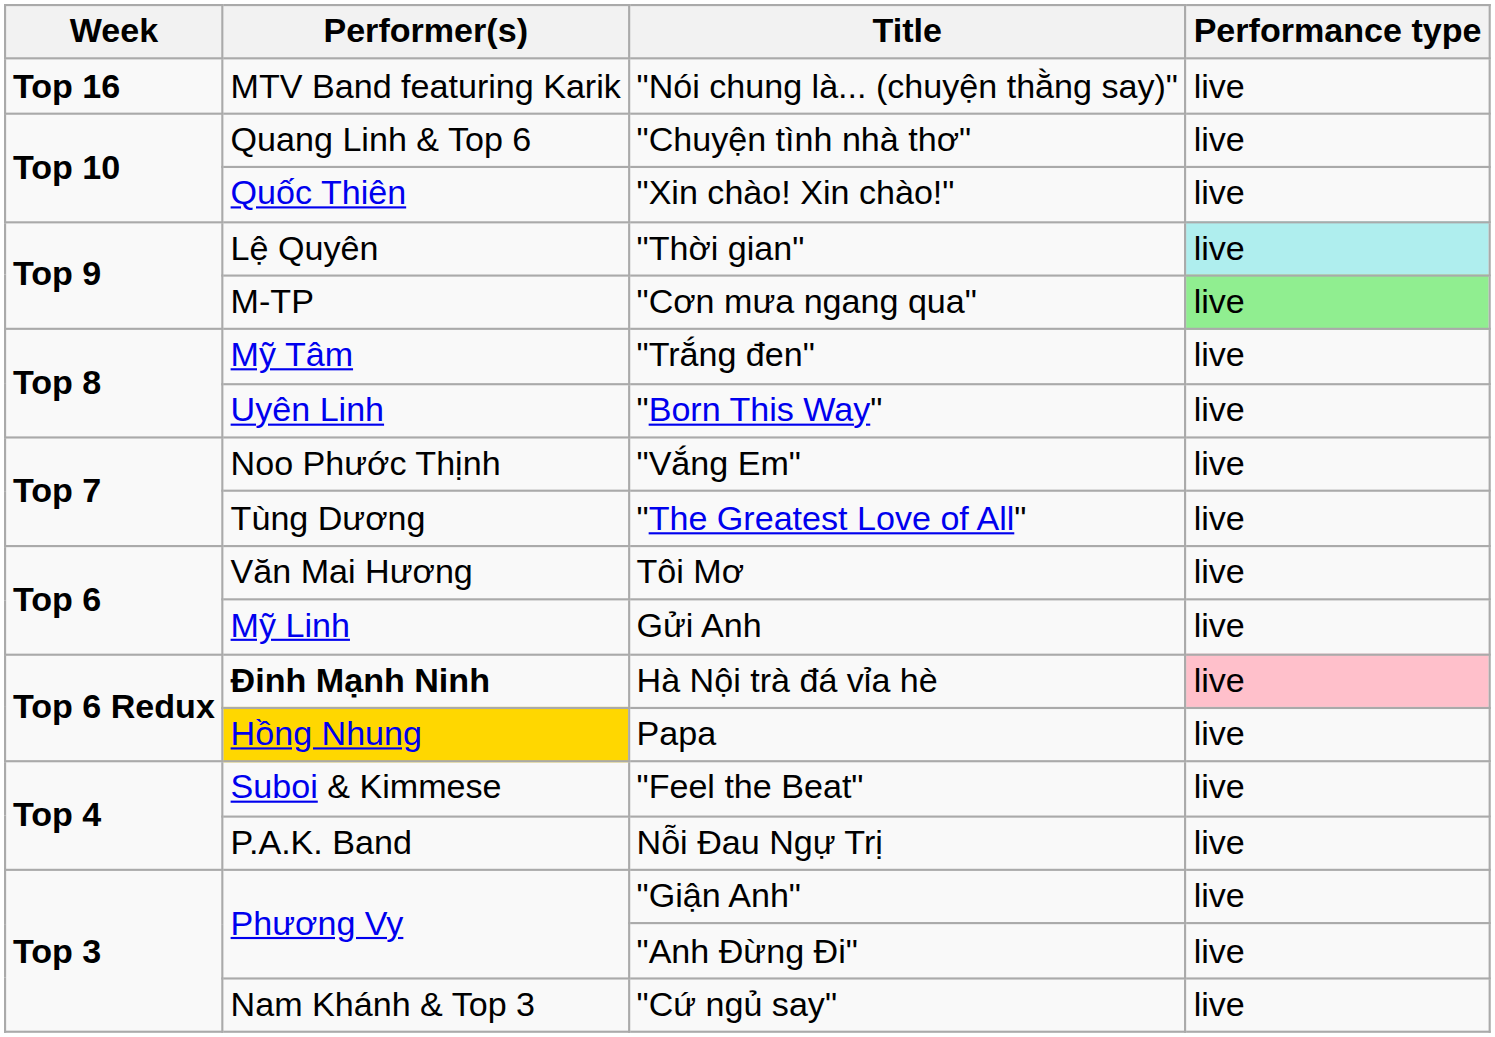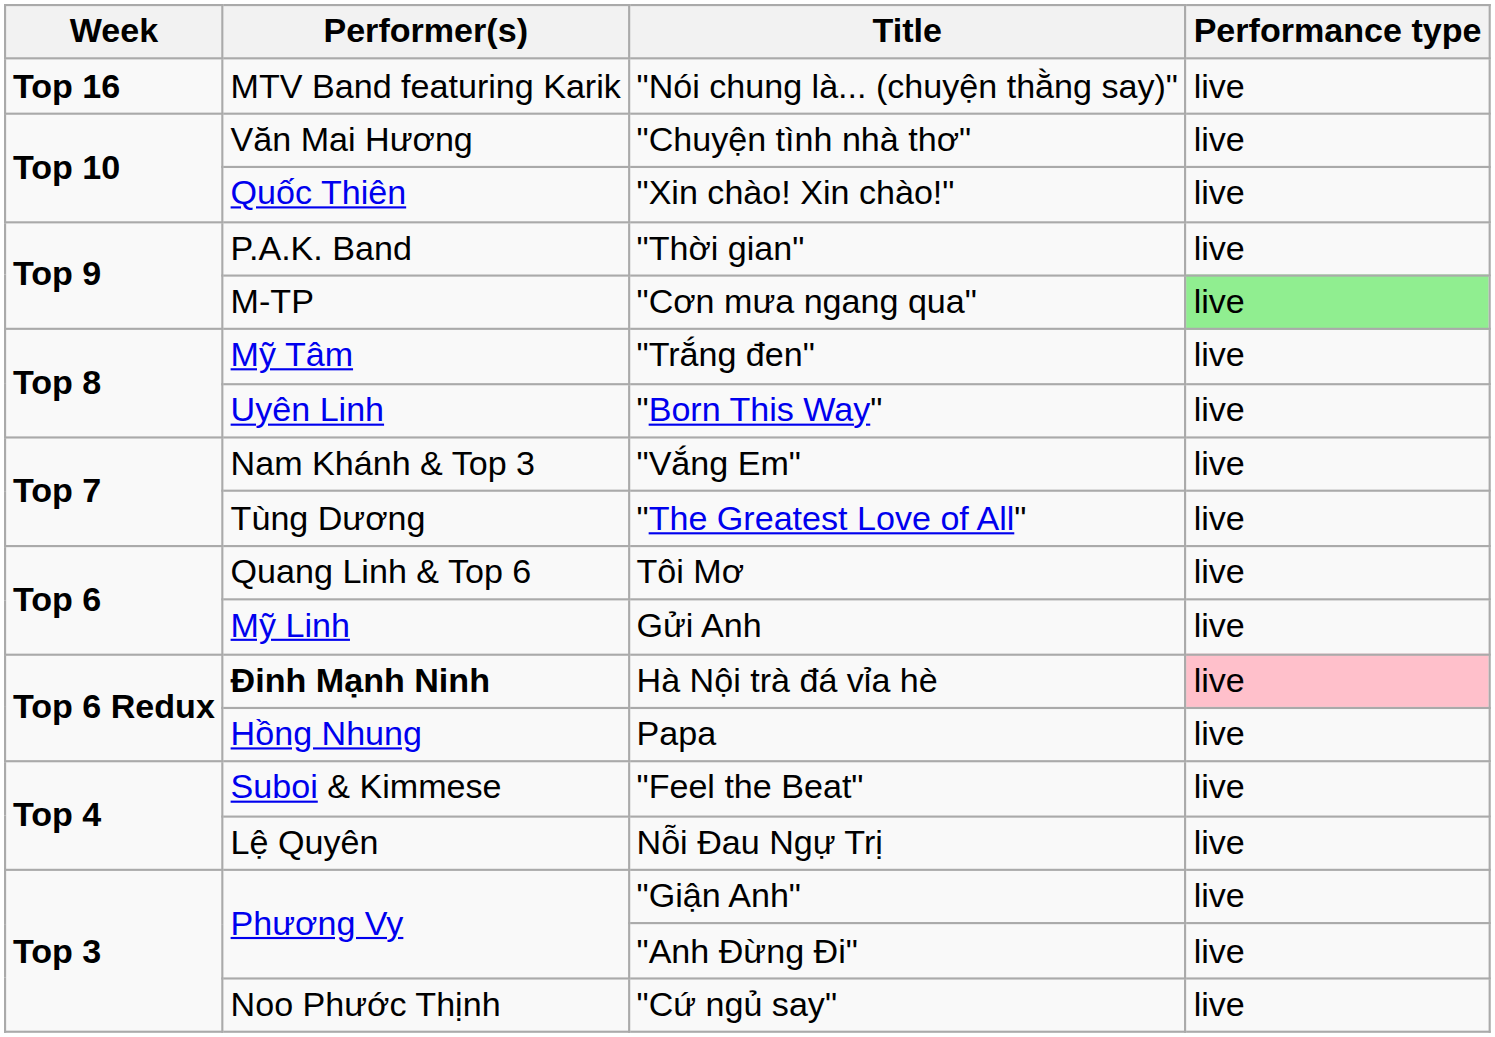(381, 139) Quang Linh & Top 6 -> (352, 139) Văn Mai Hương
(305, 247) Lệ Quyên -> (321, 247) P.A.K. Band
(1219, 247) paleturquoise background -> (1219, 247) no background
(366, 463) Noo Phước Thịnh -> (383, 463) Nam Khánh & Top 3
(352, 572) Văn Mai Hương -> (381, 572) Quang Linh & Top 6
(326, 734) gold background -> (326, 734) no background
(321, 842) P.A.K. Band -> (305, 842) Lệ Quyên
(383, 1004) Nam Khánh & Top 3 -> (366, 1004) Noo Phước Thịnh
